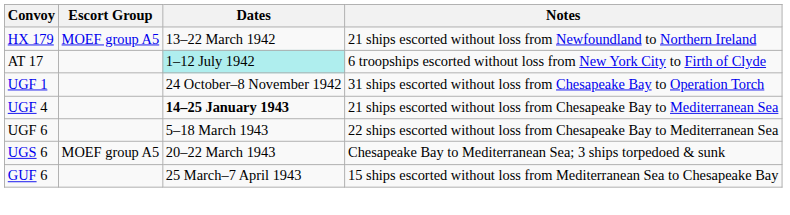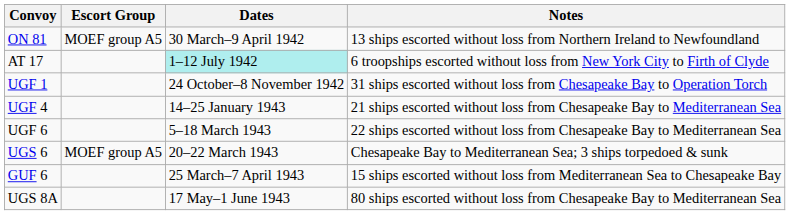- row: (31, 38)
+ row: (27, 38)
(227, 107) bold -> (227, 107) normal
+ row: (33, 198)
